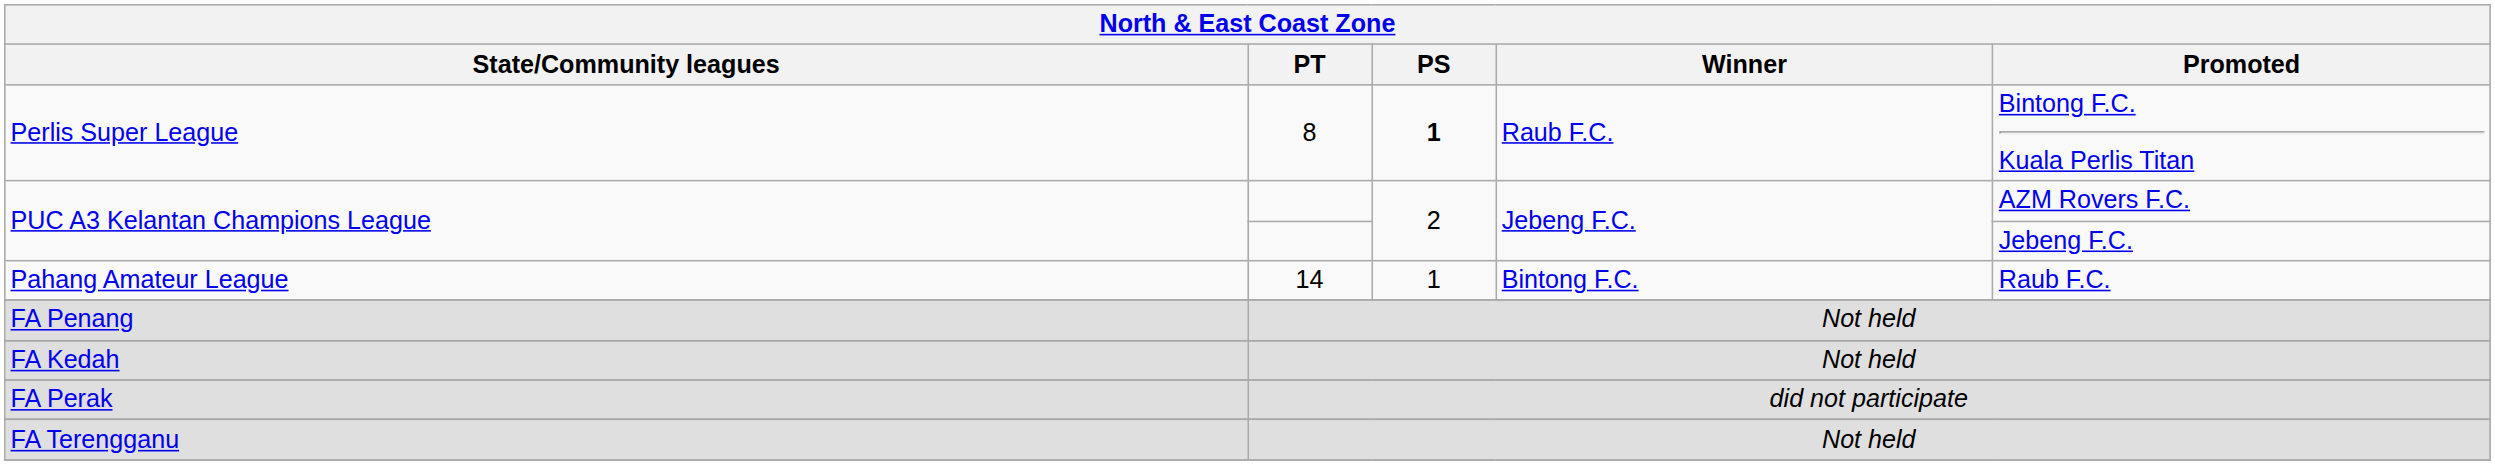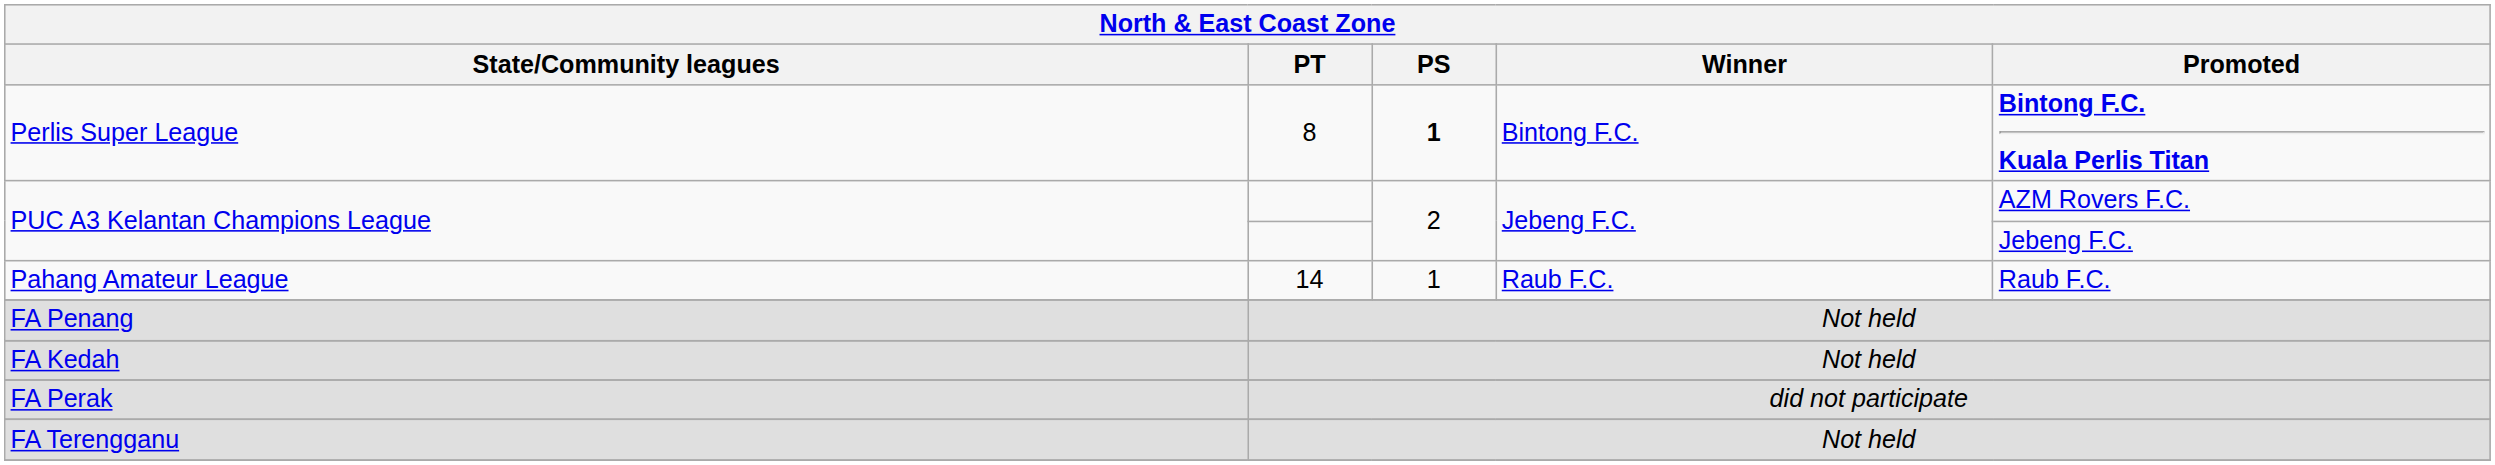(1558, 132) Raub F.C. -> (1570, 132) Bintong F.C.
(2242, 132) normal -> (2242, 132) bold
(1570, 280) Bintong F.C. -> (1558, 280) Raub F.C.
